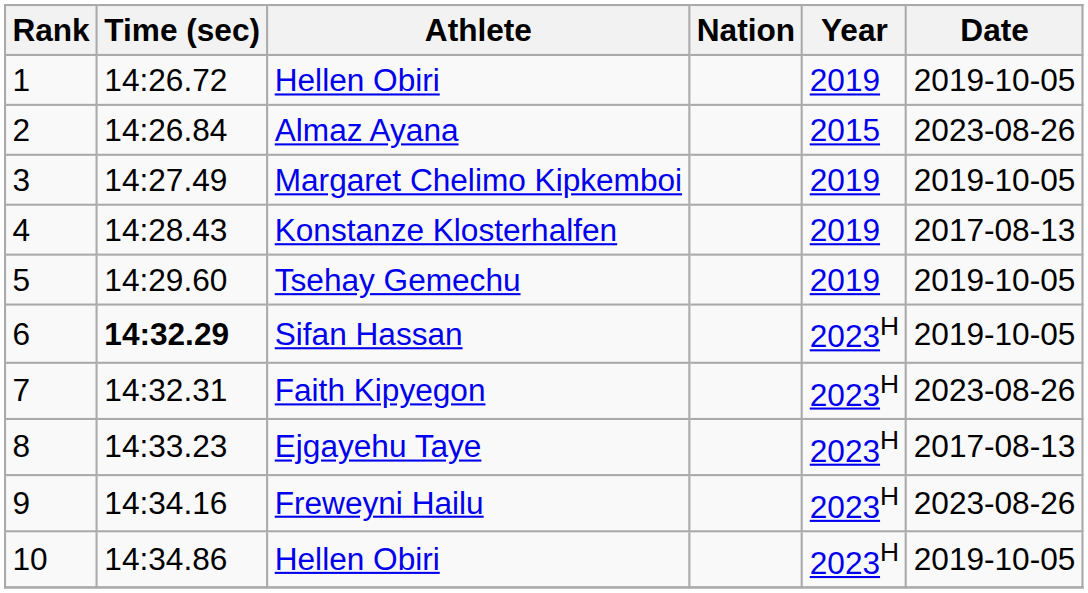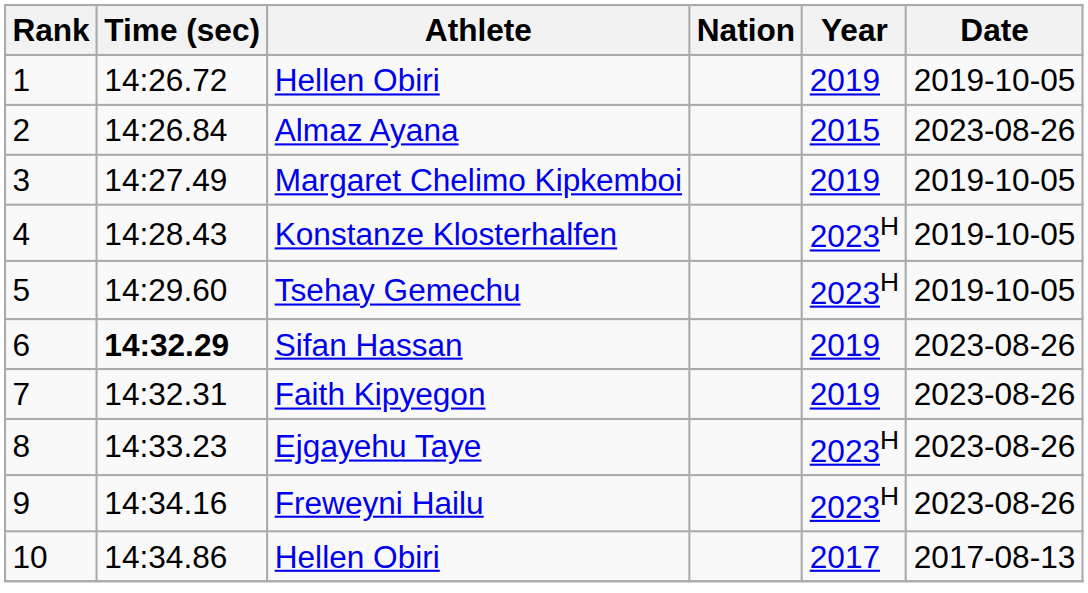(845, 230) 2019 -> (854, 234) 2023H
(995, 230) 2017-08-13 -> (995, 234) 2019-10-05
(845, 281) 2019 -> (854, 290) 2023H
(854, 334) 2023H -> (845, 343) 2019
(995, 334) 2019-10-05 -> (995, 343) 2023-08-26
(854, 390) 2023H -> (845, 393) 2019
(995, 447) 2017-08-13 -> (995, 447) 2023-08-26
(854, 559) 2023H -> (845, 556) 2017
(995, 559) 2019-10-05 -> (995, 556) 2017-08-13
